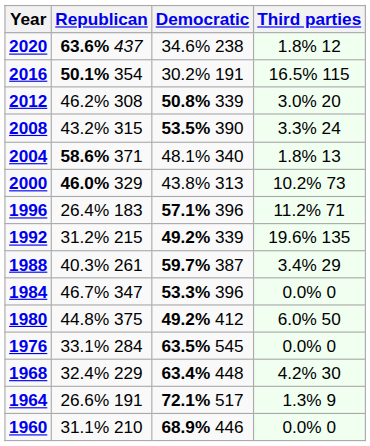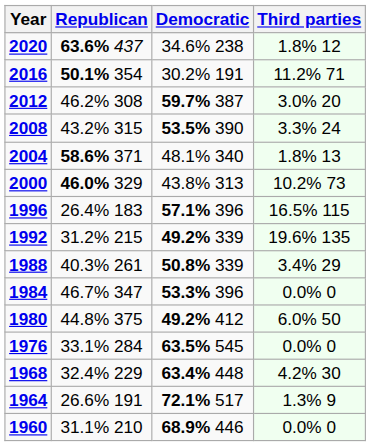(309, 74) 16.5% 115 -> (309, 74) 11.2% 71
(203, 101) 50.8% 339 -> (203, 101) 59.7% 387
(309, 210) 11.2% 71 -> (309, 210) 16.5% 115
(203, 264) 59.7% 387 -> (203, 264) 50.8% 339
